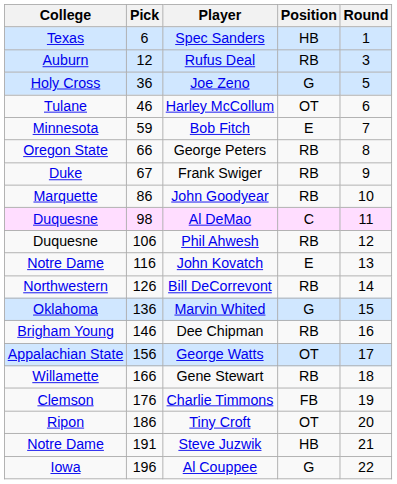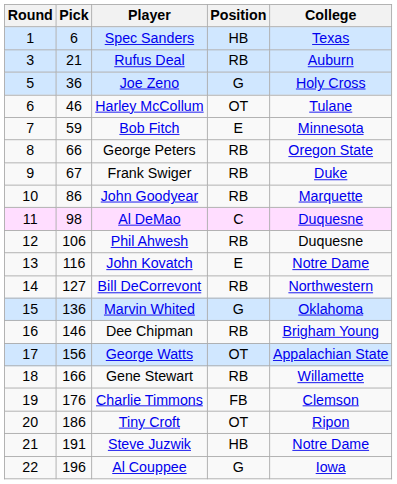columns swapped: (366, 15) <-> (66, 15)
(145, 60) 12 -> (74, 60) 21
(145, 286) 126 -> (74, 286) 127
